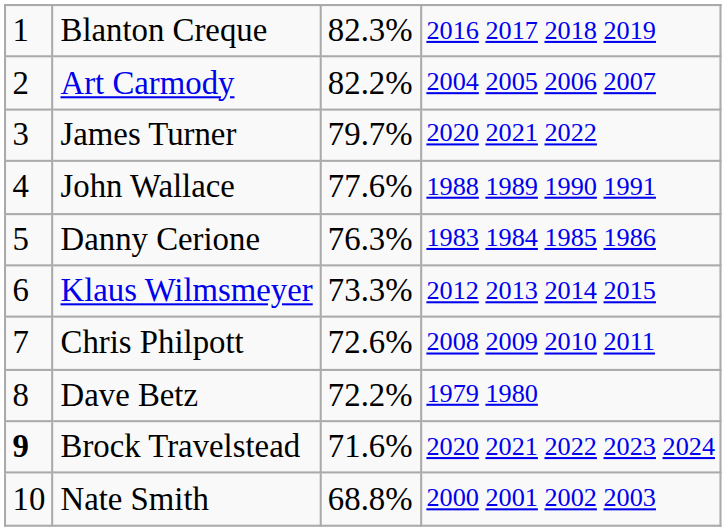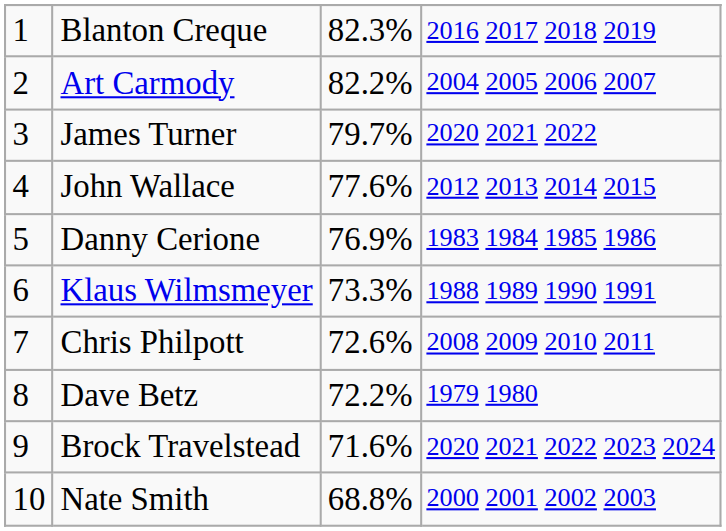(541, 186) 1988 1989 1990 1991 -> (541, 186) 2012 2013 2014 2015
(370, 238) 76.3% -> (370, 238) 76.9%
(541, 290) 2012 2013 2014 2015 -> (541, 290) 1988 1989 1990 1991
(21, 446) bold -> (21, 446) normal
